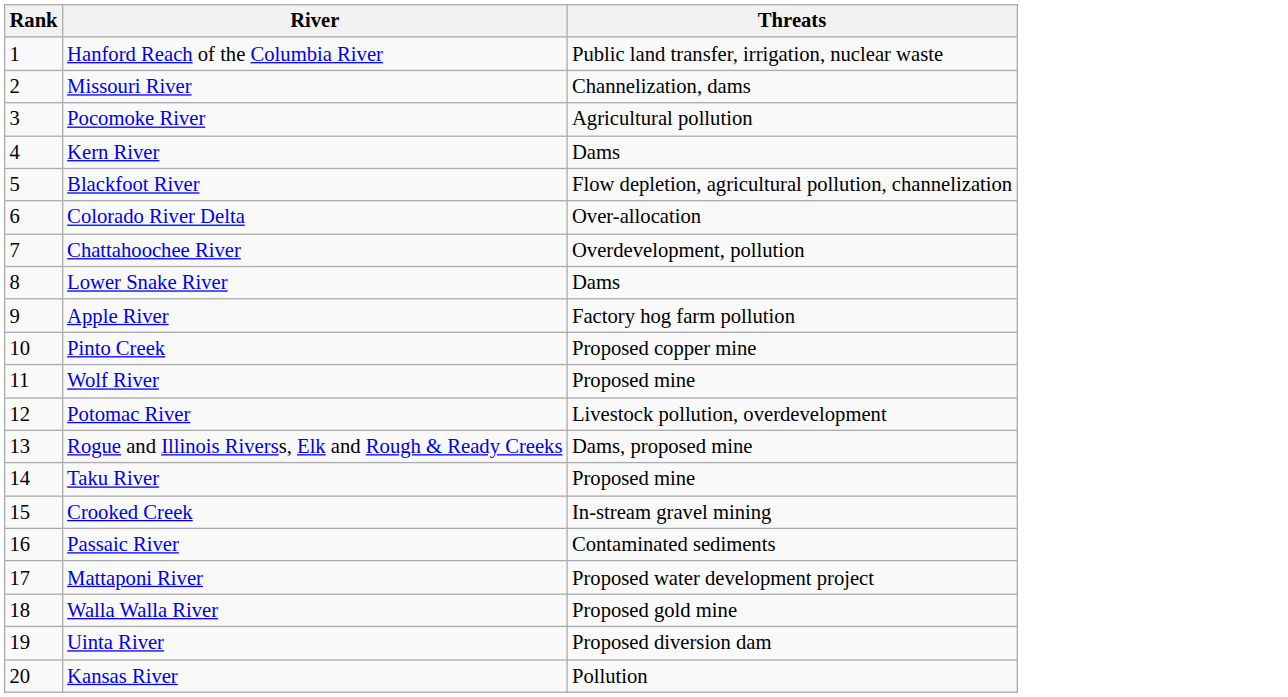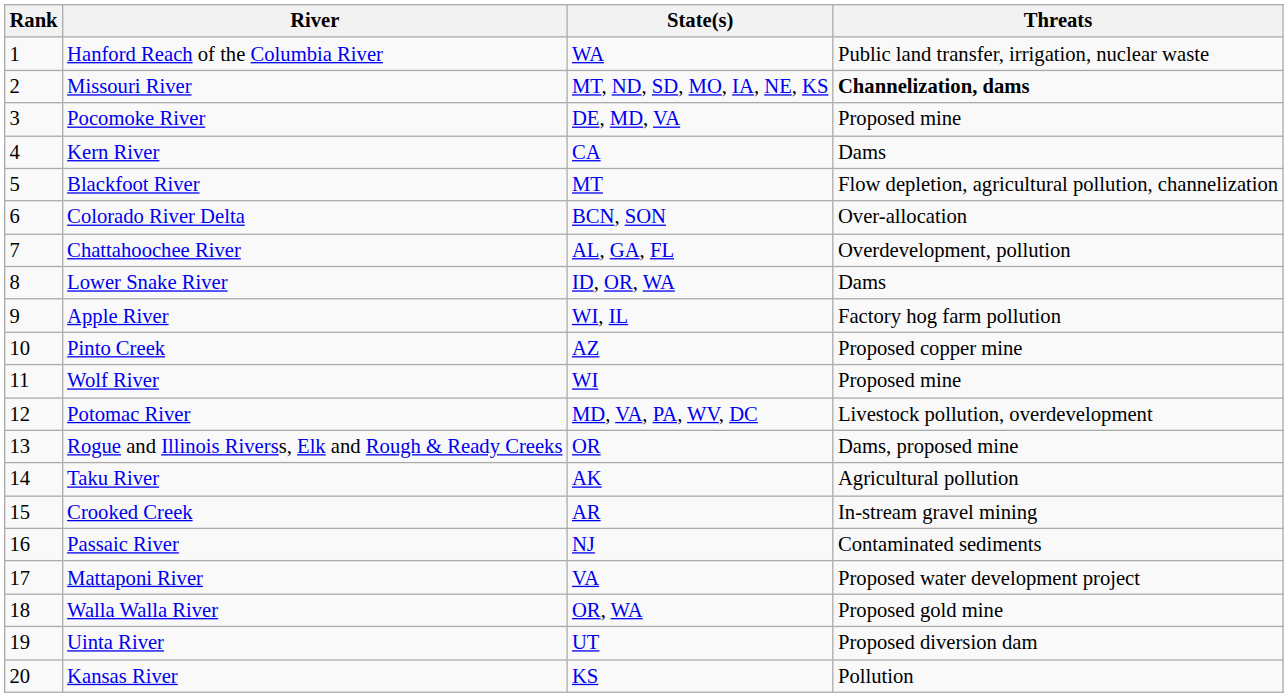+ column: (700, 20)
(661, 86) normal -> (934, 86) bold
(662, 119) Agricultural pollution -> (900, 119) Proposed mine
(634, 479) Proposed mine -> (928, 479) Agricultural pollution
